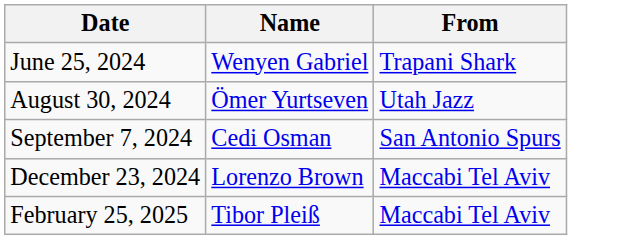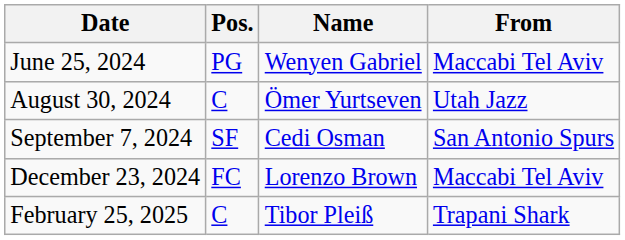+ column: (232, 23)
(448, 61) Trapani Shark -> (518, 61) Maccabi Tel Aviv
(465, 215) Maccabi Tel Aviv -> (501, 215) Trapani Shark
